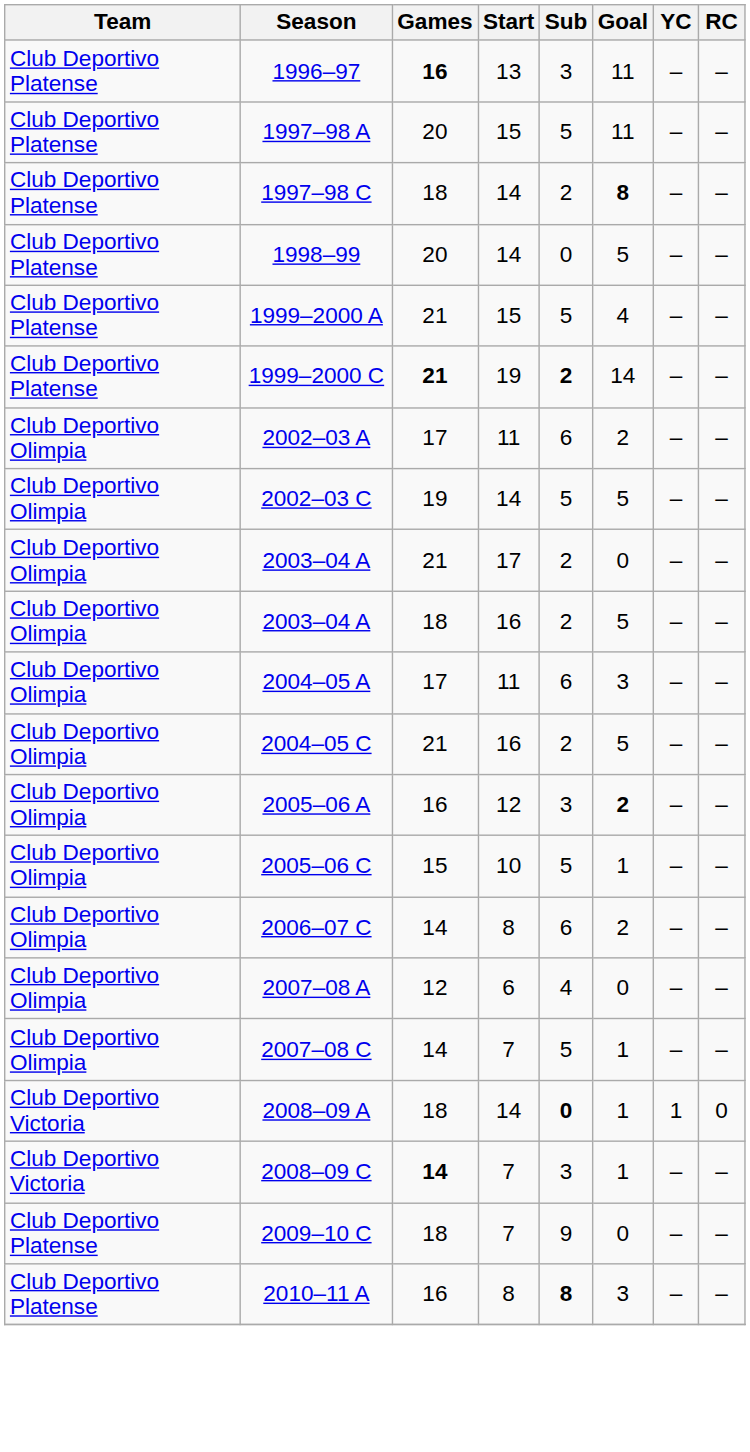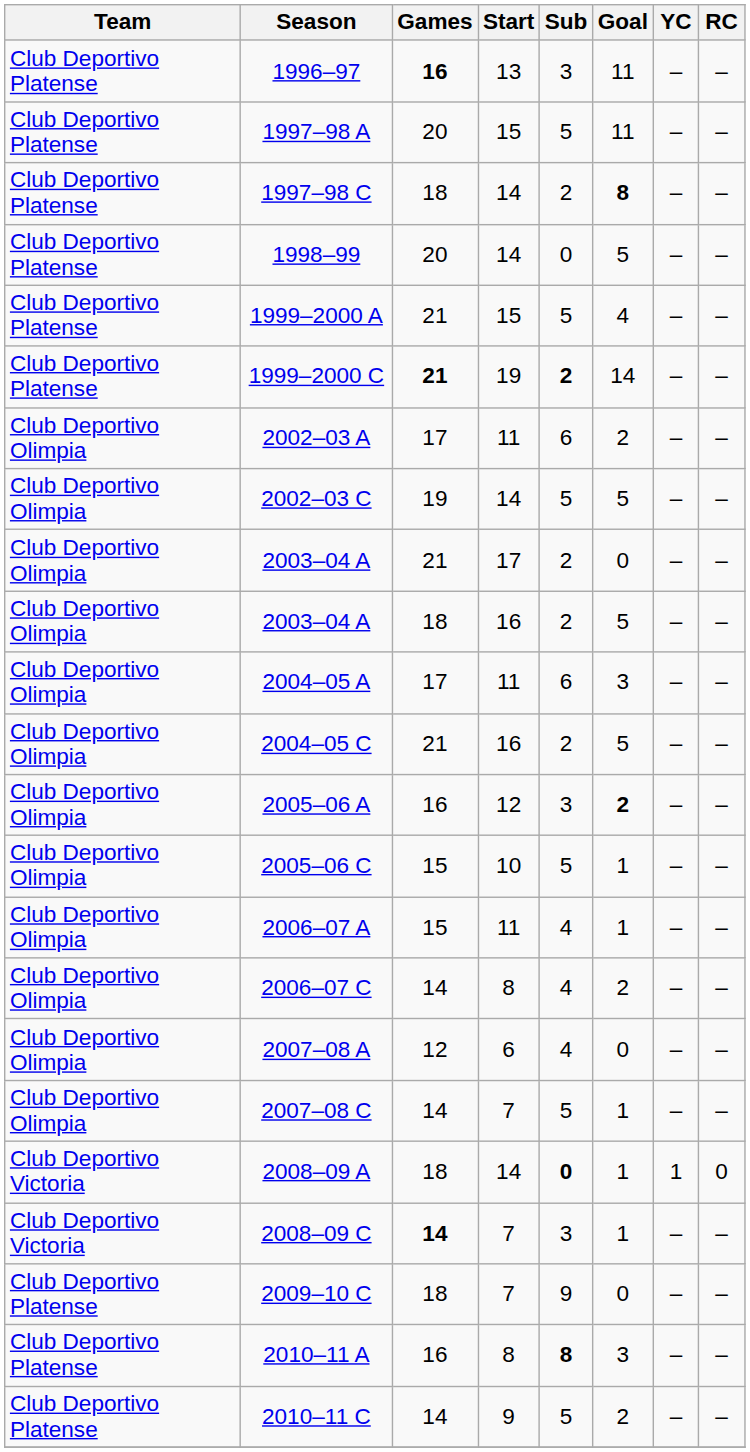+ row: (316, 927)
(566, 927) 6 -> (566, 988) 4
+ row: (316, 1416)
